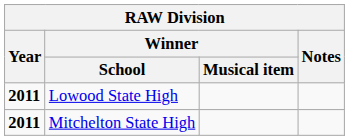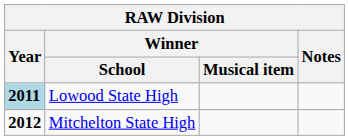(24, 95) no background -> (24, 95) lightblue background
(24, 122) 2011 -> (25, 122) 2012
